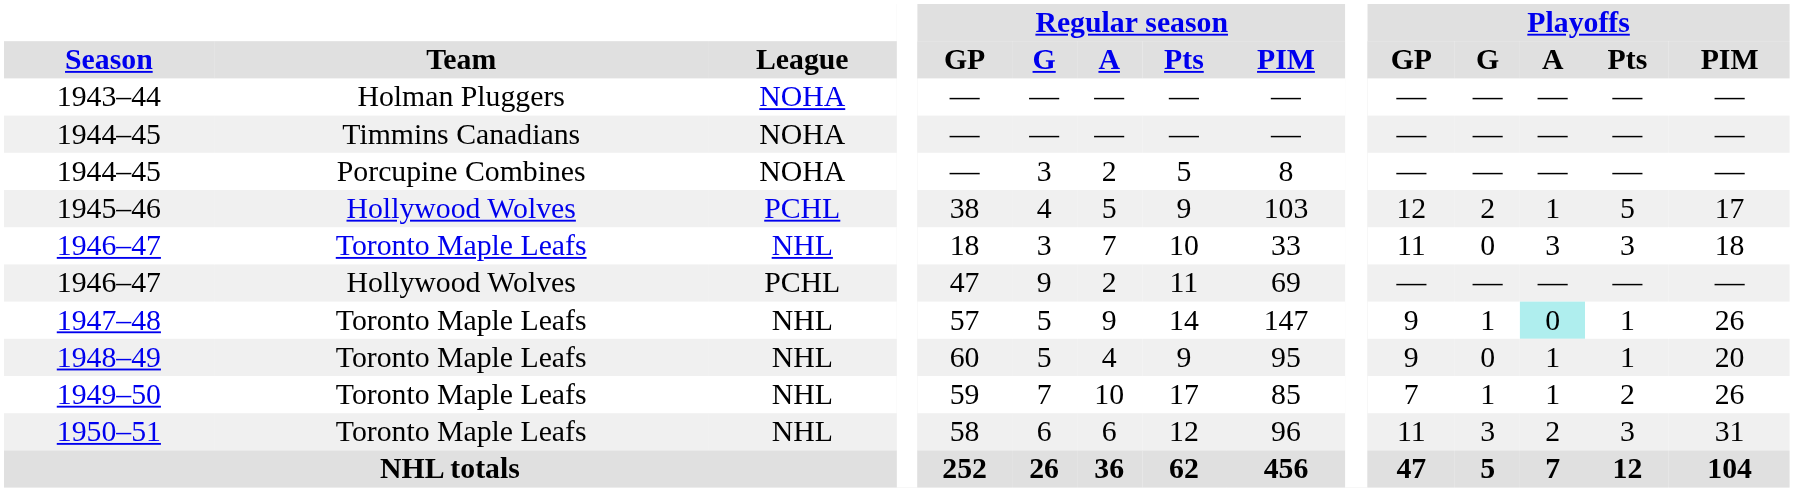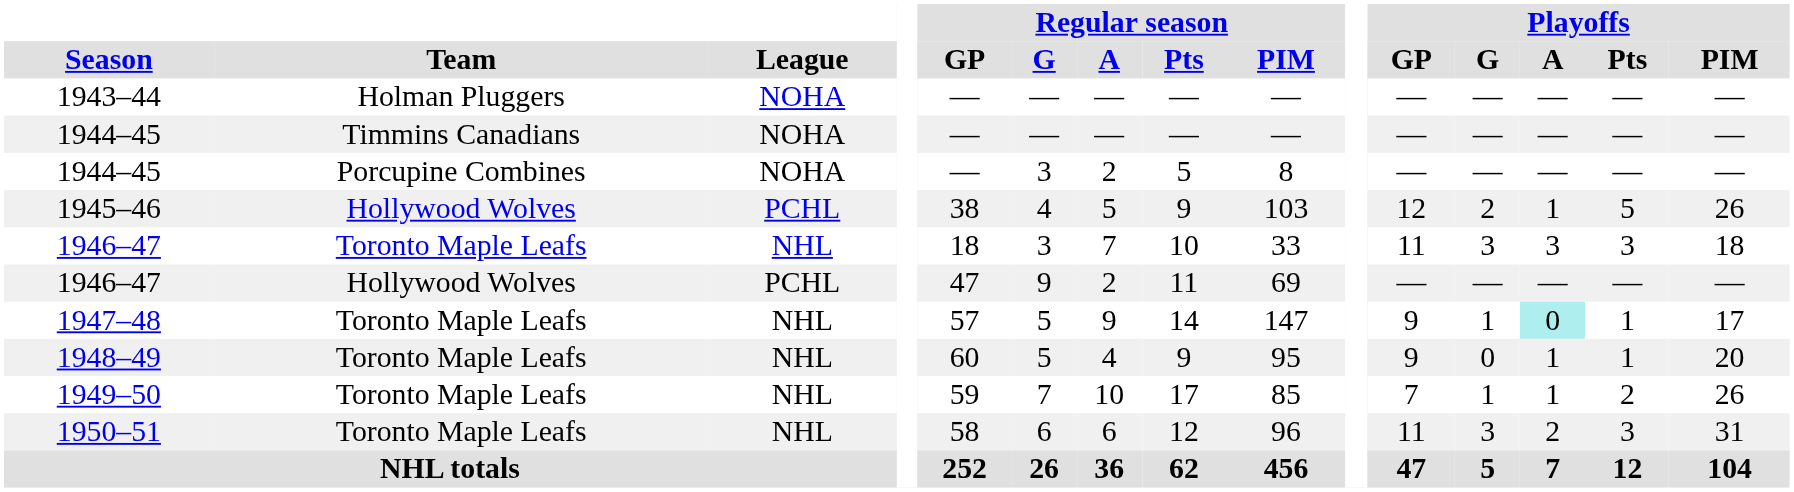(1730, 208) 17 -> (1730, 208) 26
(1488, 245) 0 -> (1488, 245) 3
(1730, 319) 26 -> (1730, 319) 17
